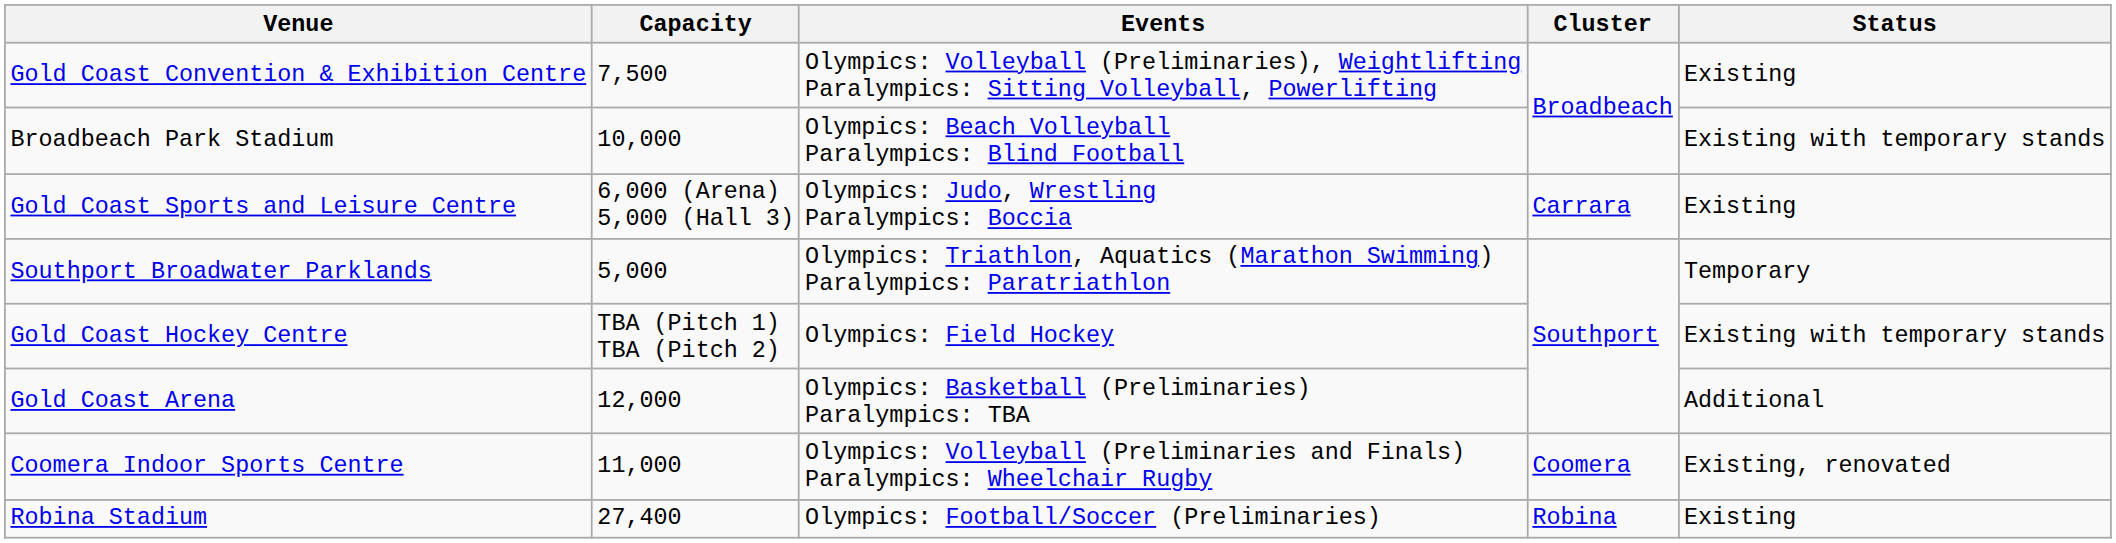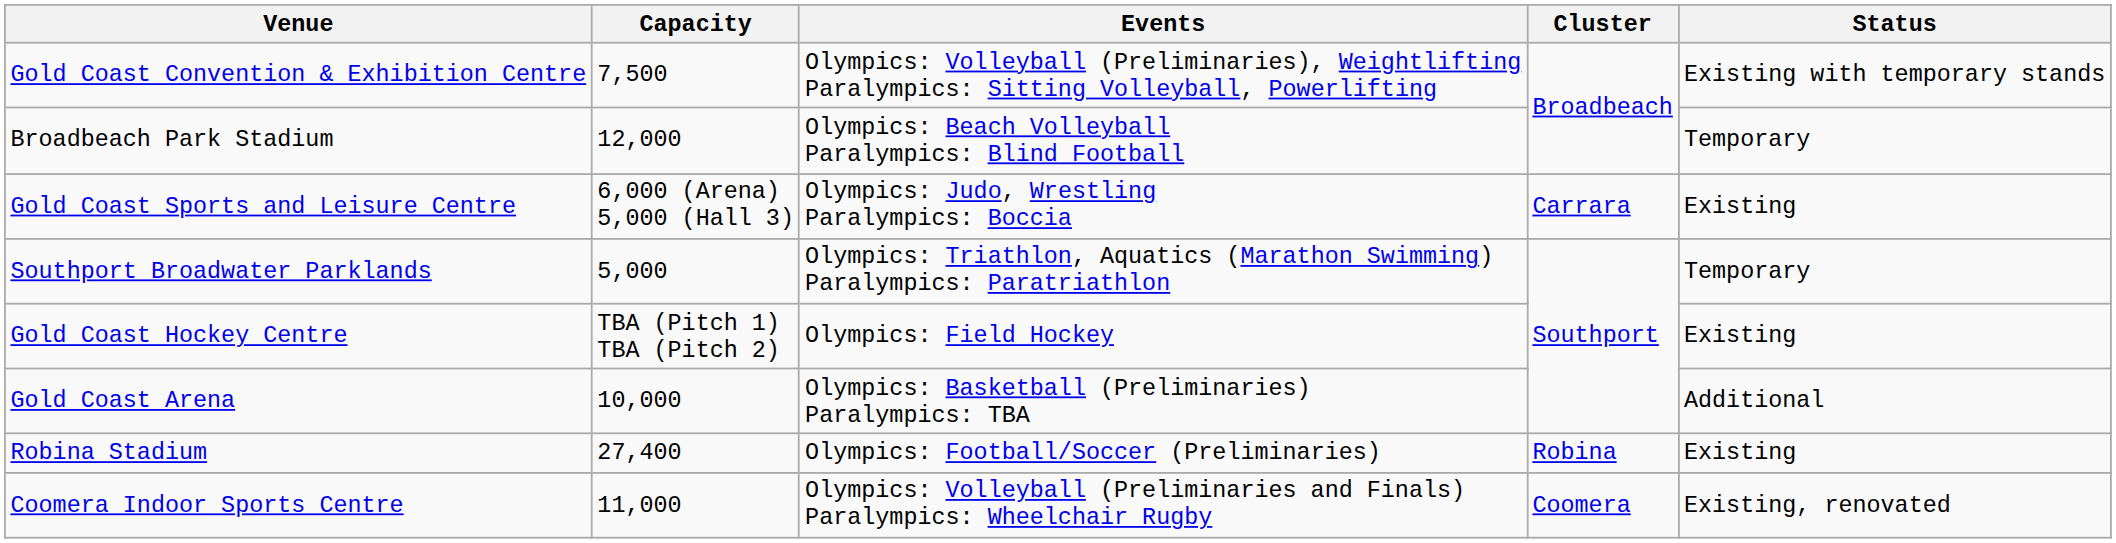(1740, 76) Existing -> (1895, 76) Existing with temporary stands
(639, 141) 10,000 -> (639, 141) 12,000
(1895, 141) Existing with temporary stands -> (1747, 141) Temporary
(1895, 336) Existing with temporary stands -> (1740, 336) Existing
(639, 401) 12,000 -> (639, 401) 10,000
rows swapped: (207, 466) <-> (109, 518)
